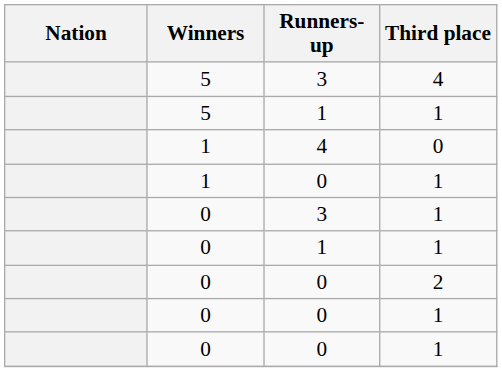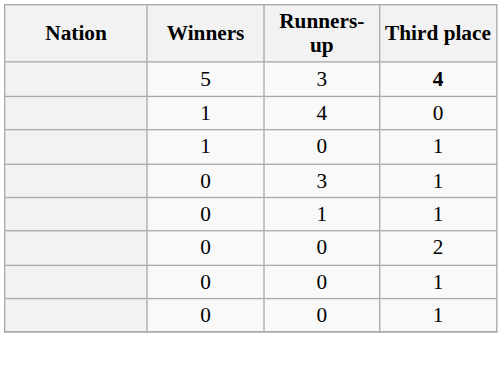(438, 79) normal -> (438, 79) bold
- row: (206, 112)
